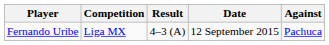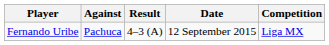columns swapped: (303, 13) <-> (114, 13)
